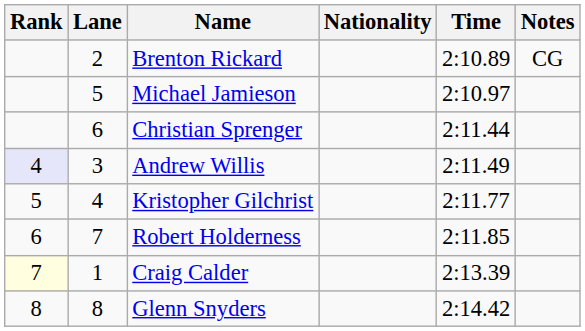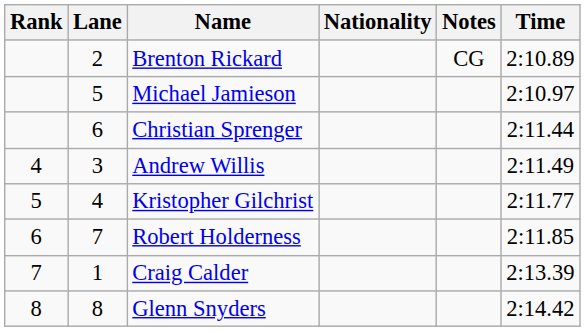columns swapped: (476, 22) <-> (548, 22)
(36, 165) lavender background -> (36, 165) no background
(36, 272) lightyellow background -> (36, 272) no background
